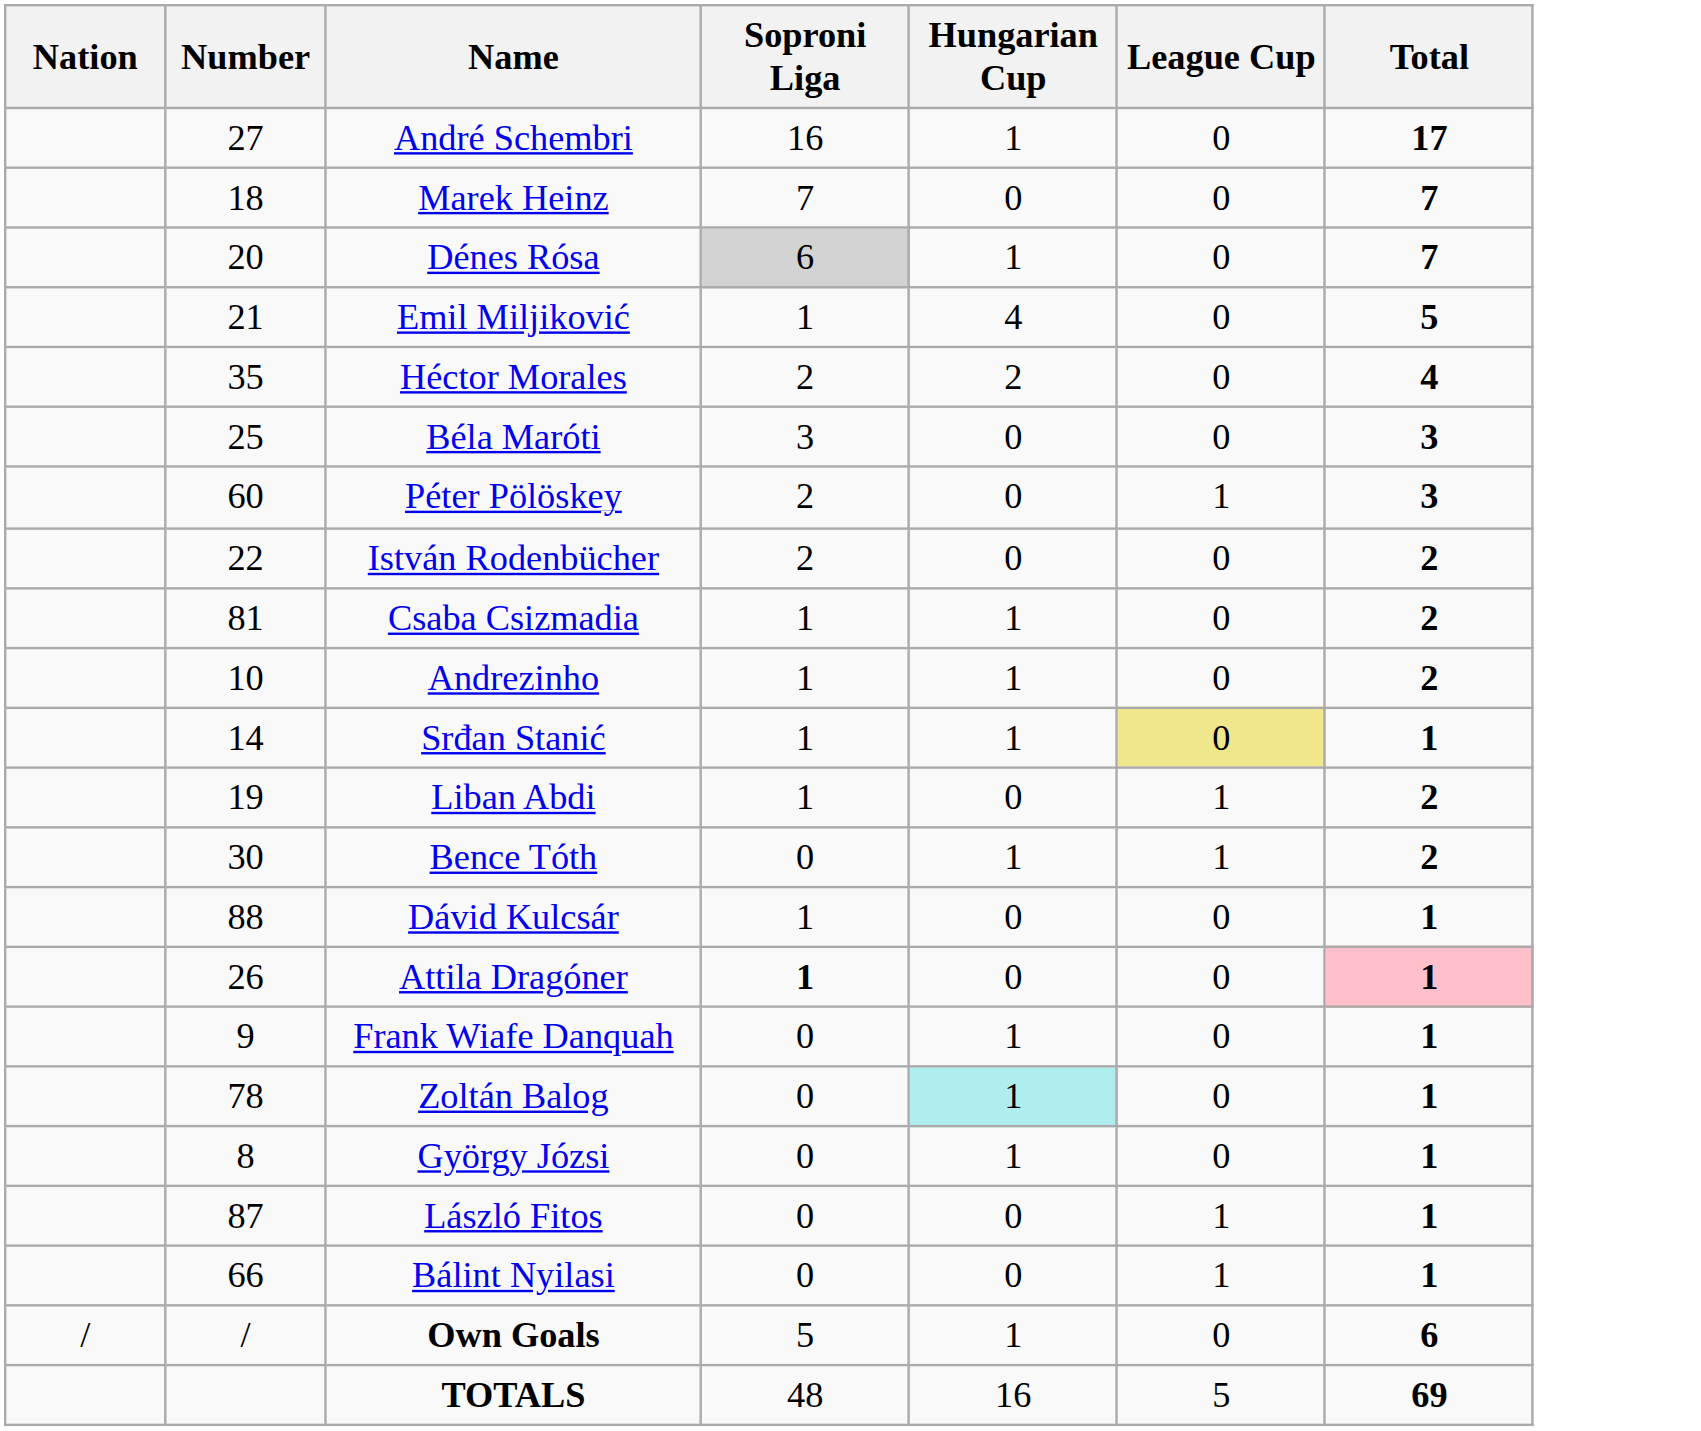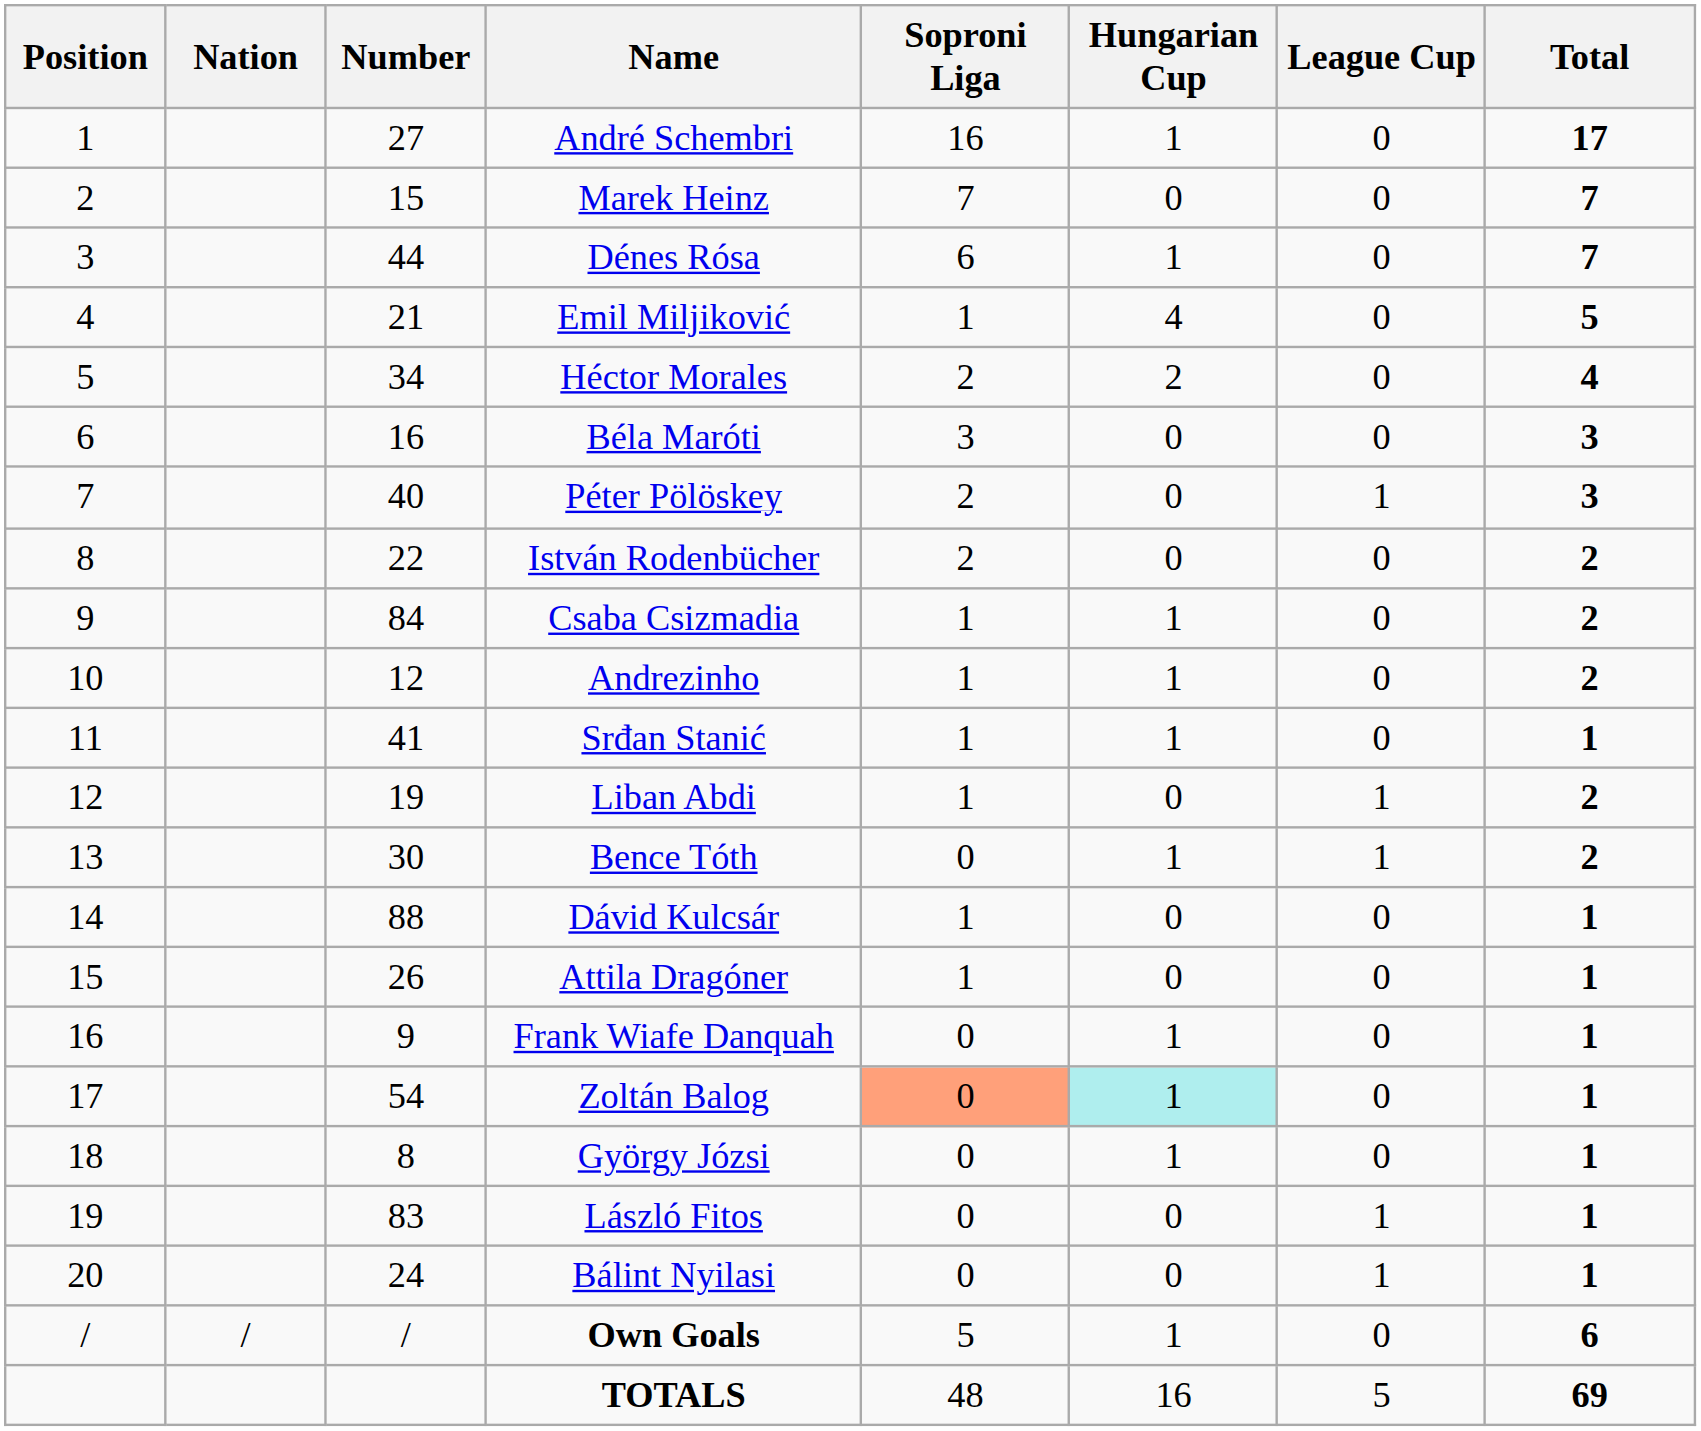+ column: (85, 56)
(246, 197) 18 -> (406, 197) 15
(246, 257) 20 -> (406, 257) 44
(805, 257) lightgrey background -> (965, 257) no background
(246, 377) 35 -> (406, 377) 34
(246, 437) 25 -> (406, 437) 16
(246, 496) 60 -> (406, 496) 40
(246, 616) 81 -> (406, 616) 84
(246, 676) 10 -> (406, 676) 12
(246, 736) 14 -> (406, 736) 41
(1221, 736) khaki background -> (1382, 736) no background
(805, 976) bold -> (965, 976) normal
(1429, 976) pink background -> (1590, 976) no background
(246, 1095) 78 -> (406, 1095) 54
(805, 1095) no background -> (965, 1095) lightsalmon background
(246, 1215) 87 -> (406, 1215) 83
(246, 1275) 66 -> (406, 1275) 24
